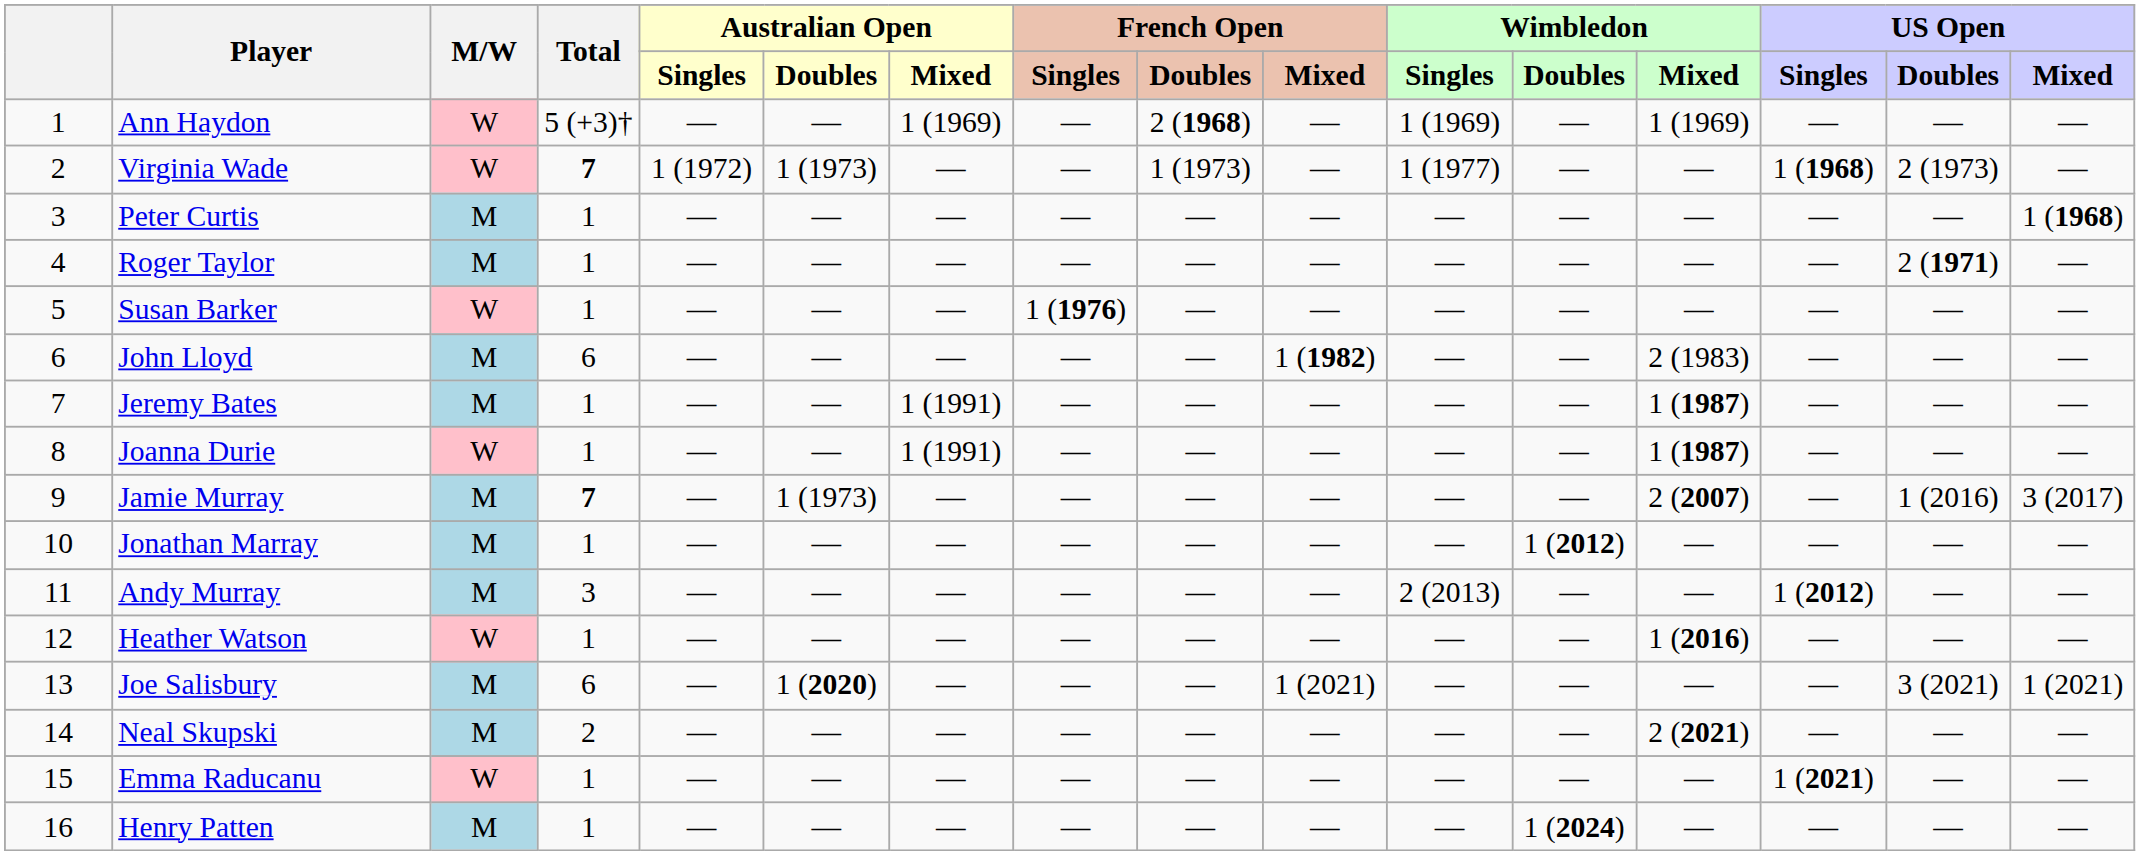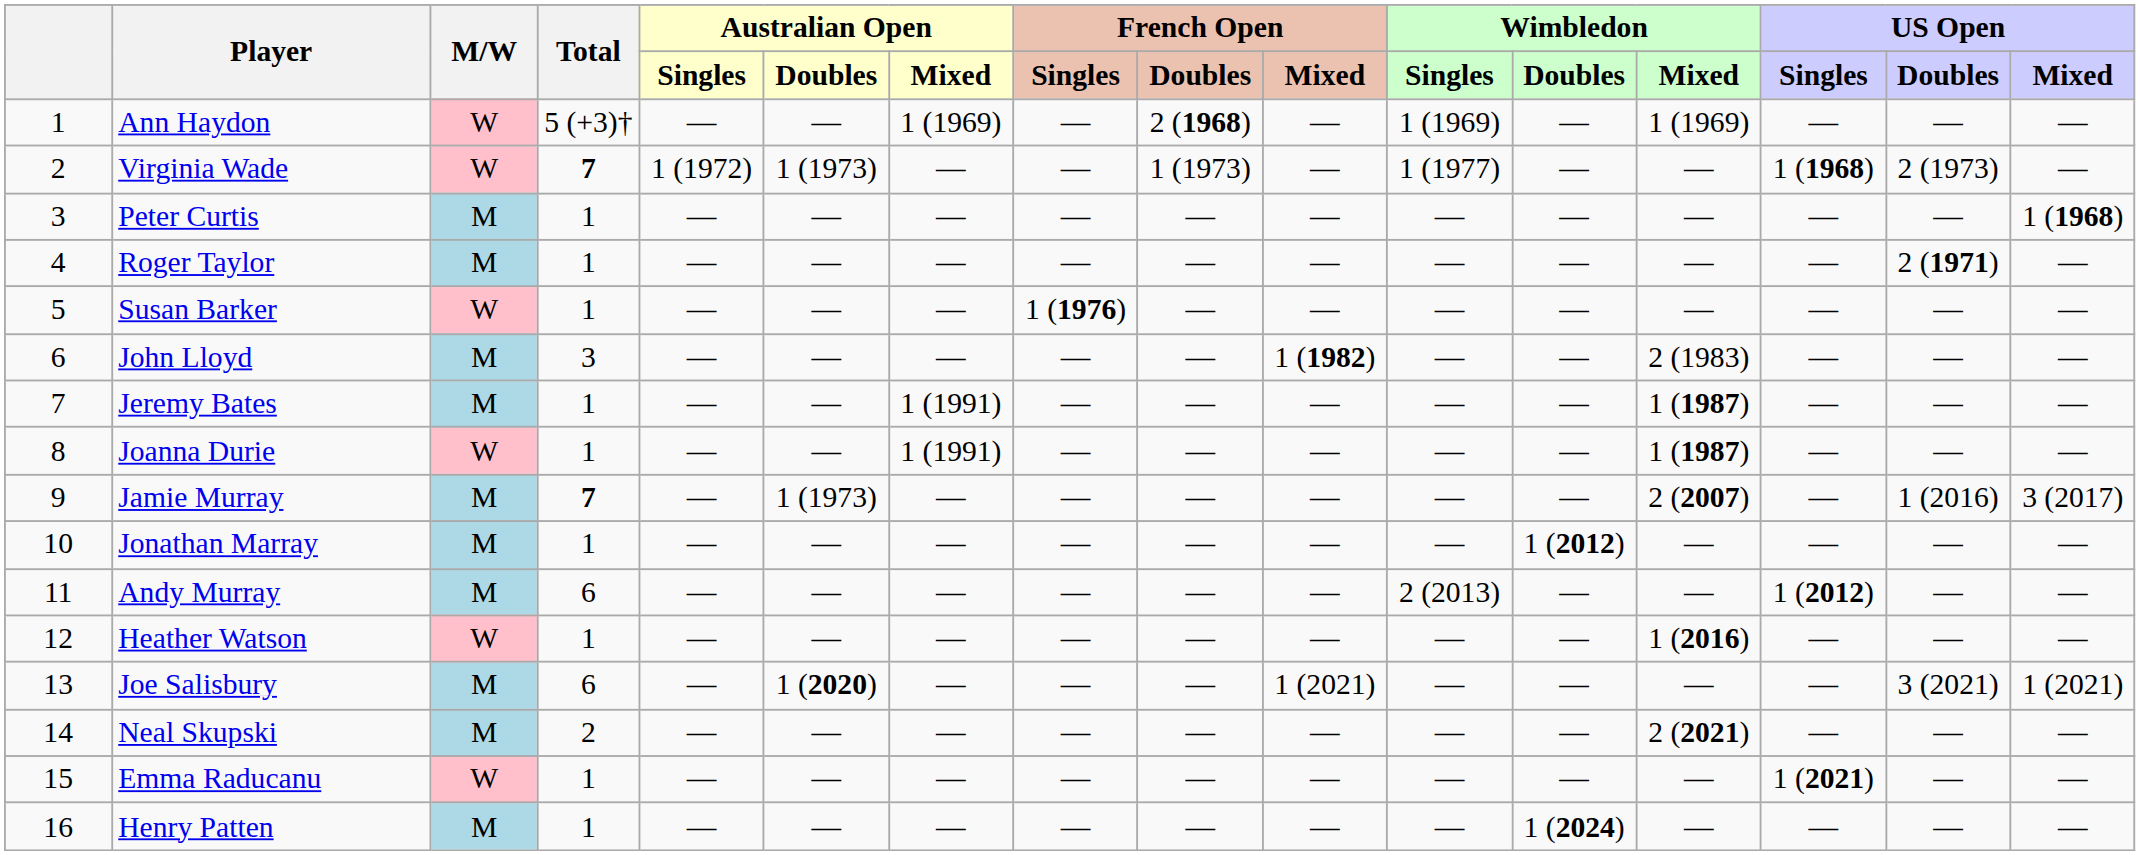(588, 356) 6 -> (588, 356) 3
(588, 591) 3 -> (588, 591) 6
